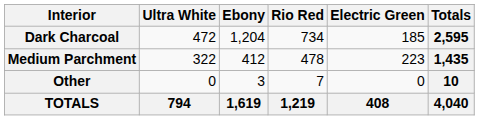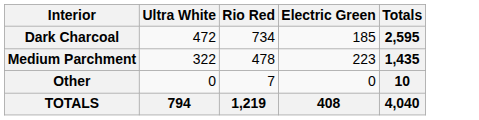- column: (244, 15)
